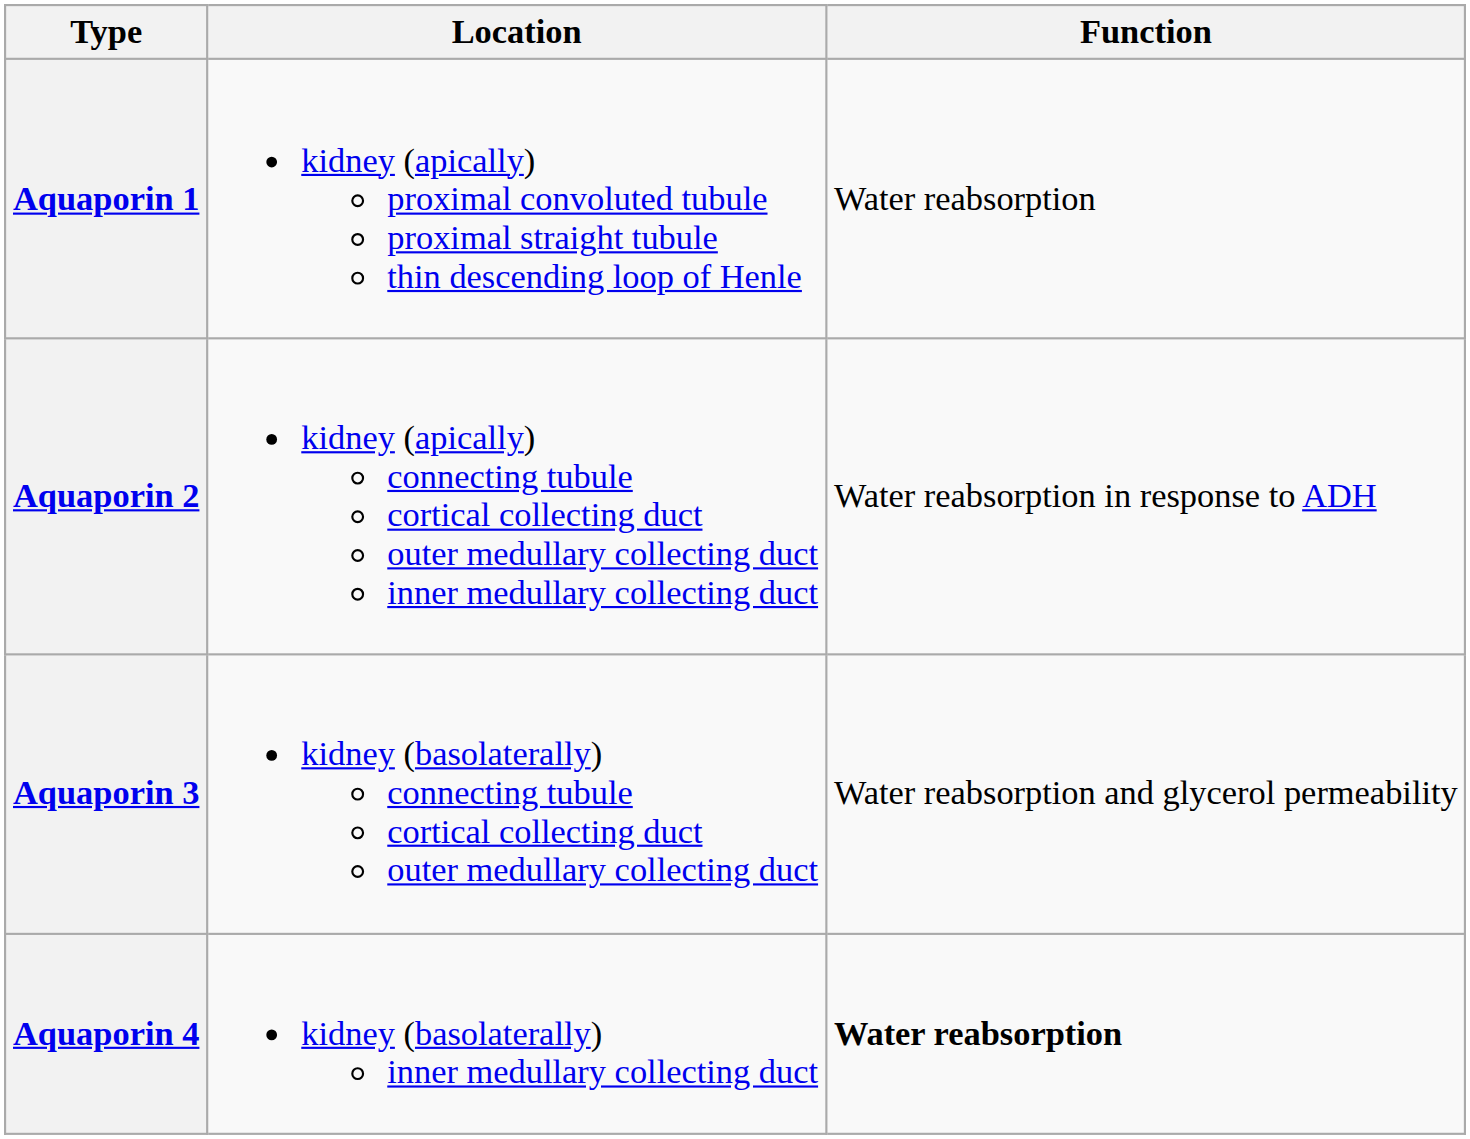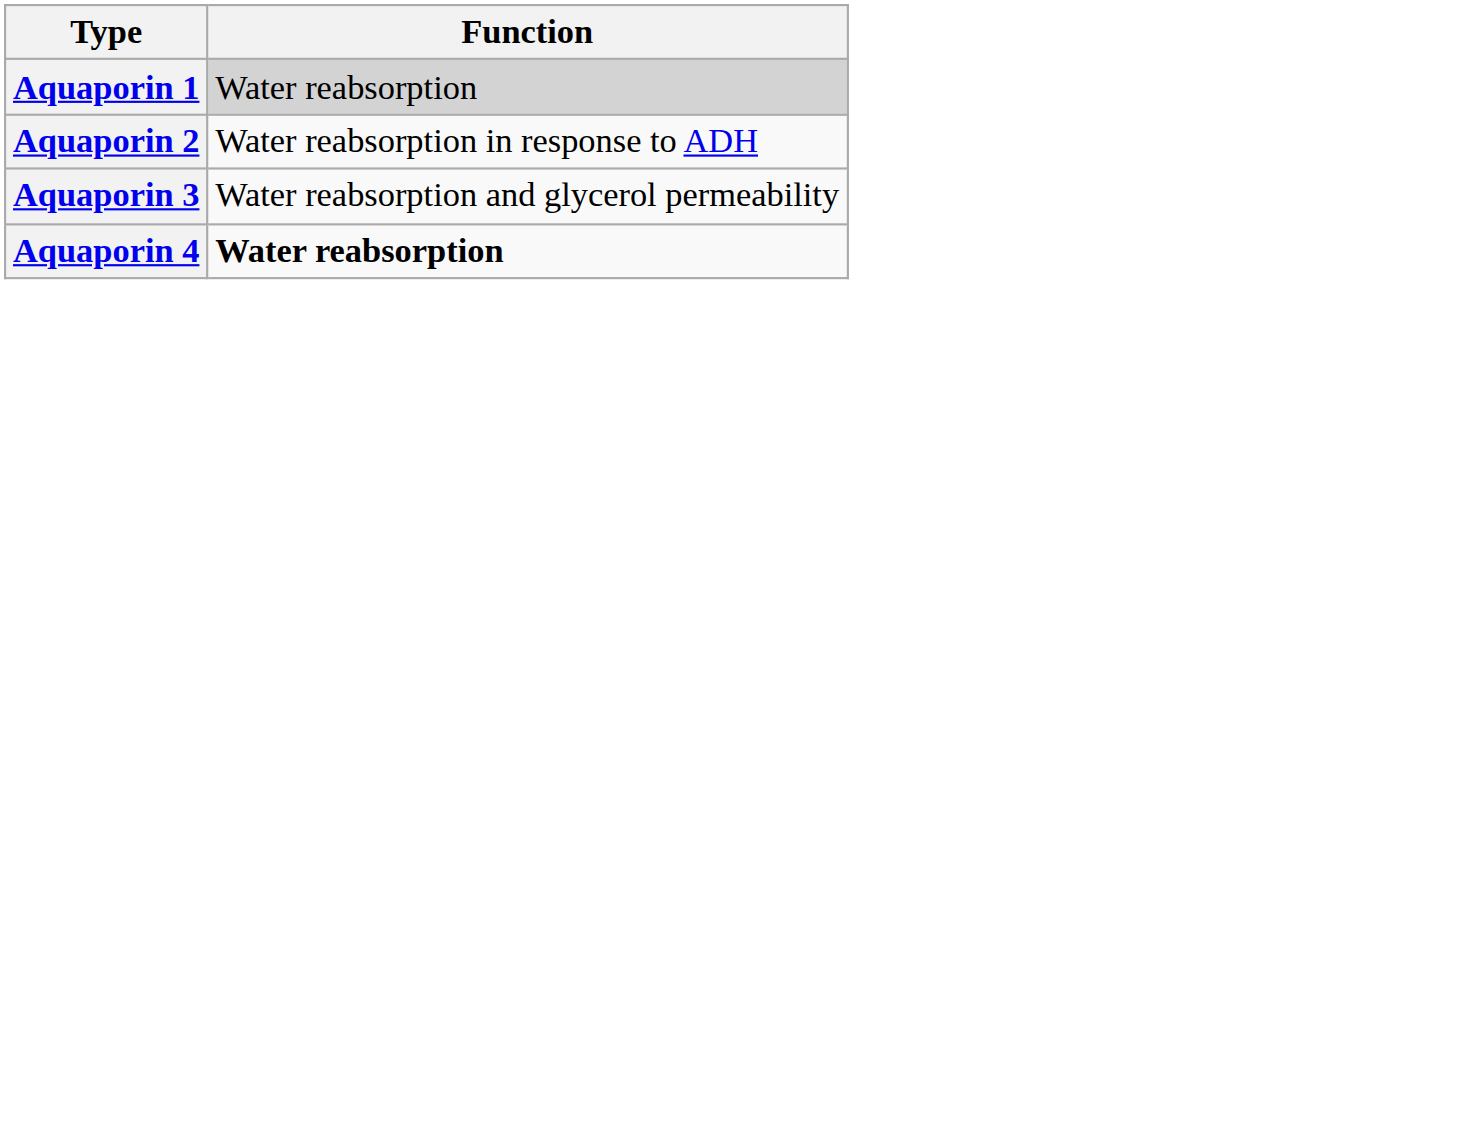- column: (517, 31)
(965, 198) no background -> (346, 86) lightgrey background
